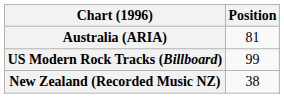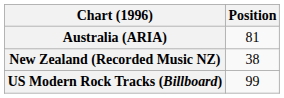rows swapped: (115, 81) <-> (115, 59)
